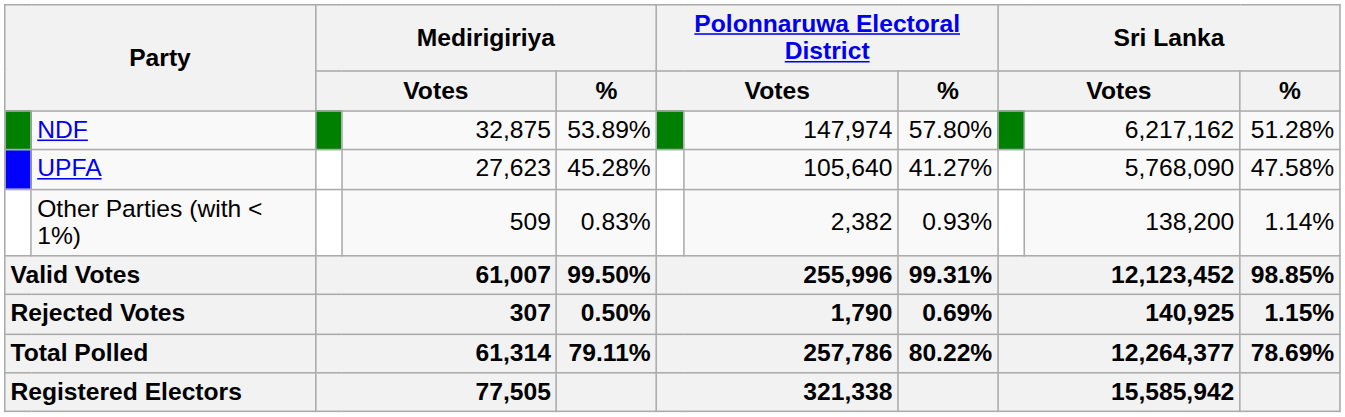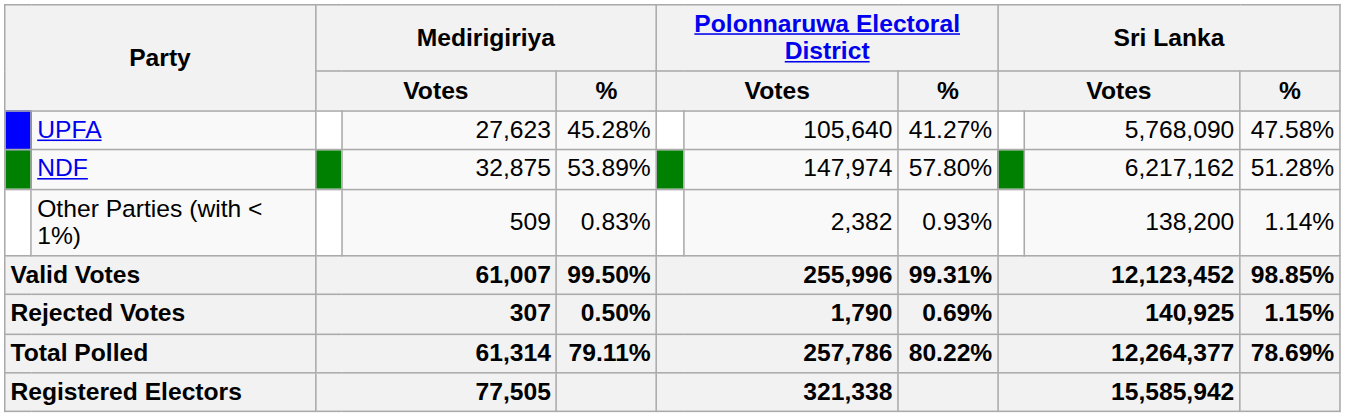rows swapped: (63, 129) <-> (69, 168)
